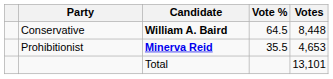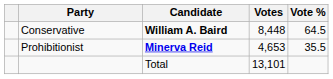columns swapped: (309, 13) <-> (270, 13)
